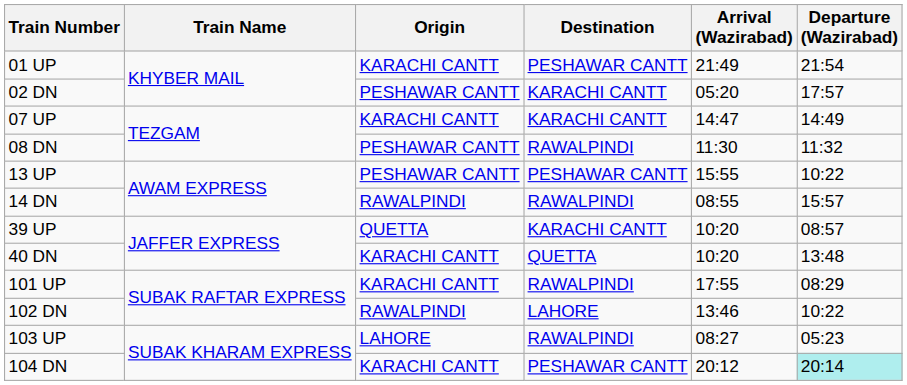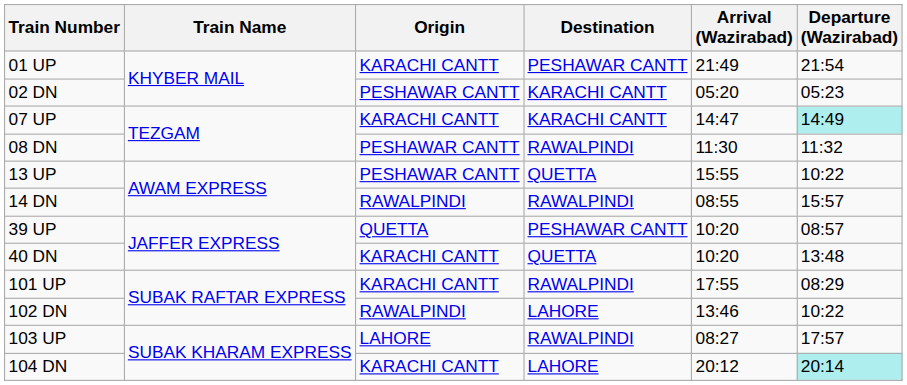(822, 92) 17:57 -> (822, 92) 05:23
(822, 119) no background -> (822, 119) paleturquoise background
(608, 174) PESHAWAR CANTT -> (562, 174) QUETTA
(597, 229) KARACHI CANTT -> (608, 229) PESHAWAR CANTT
(822, 339) 05:23 -> (822, 339) 17:57
(608, 366) PESHAWAR CANTT -> (563, 366) LAHORE
